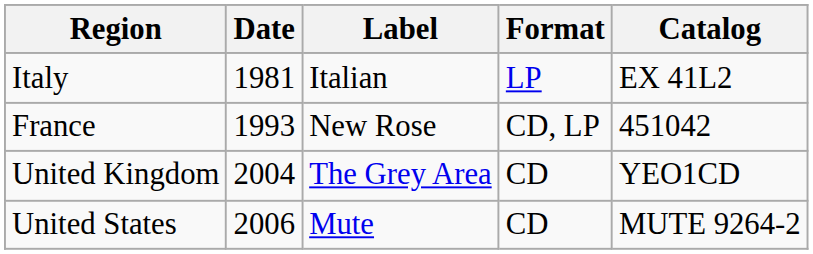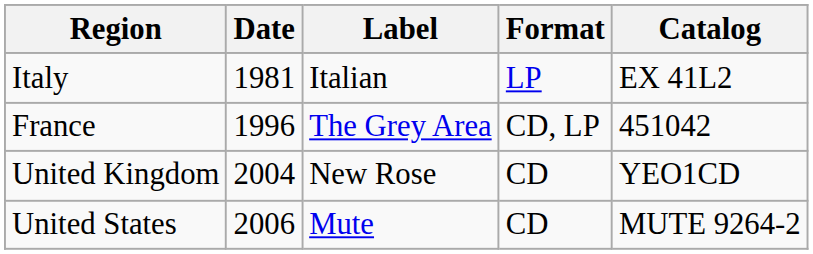(264, 126) 1993 -> (264, 126) 1996
(373, 126) New Rose -> (400, 126) The Grey Area
(400, 175) The Grey Area -> (373, 175) New Rose
